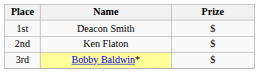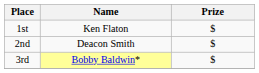(106, 28) Deacon Smith -> (106, 28) Ken Flaton
(106, 44) Ken Flaton -> (106, 44) Deacon Smith
